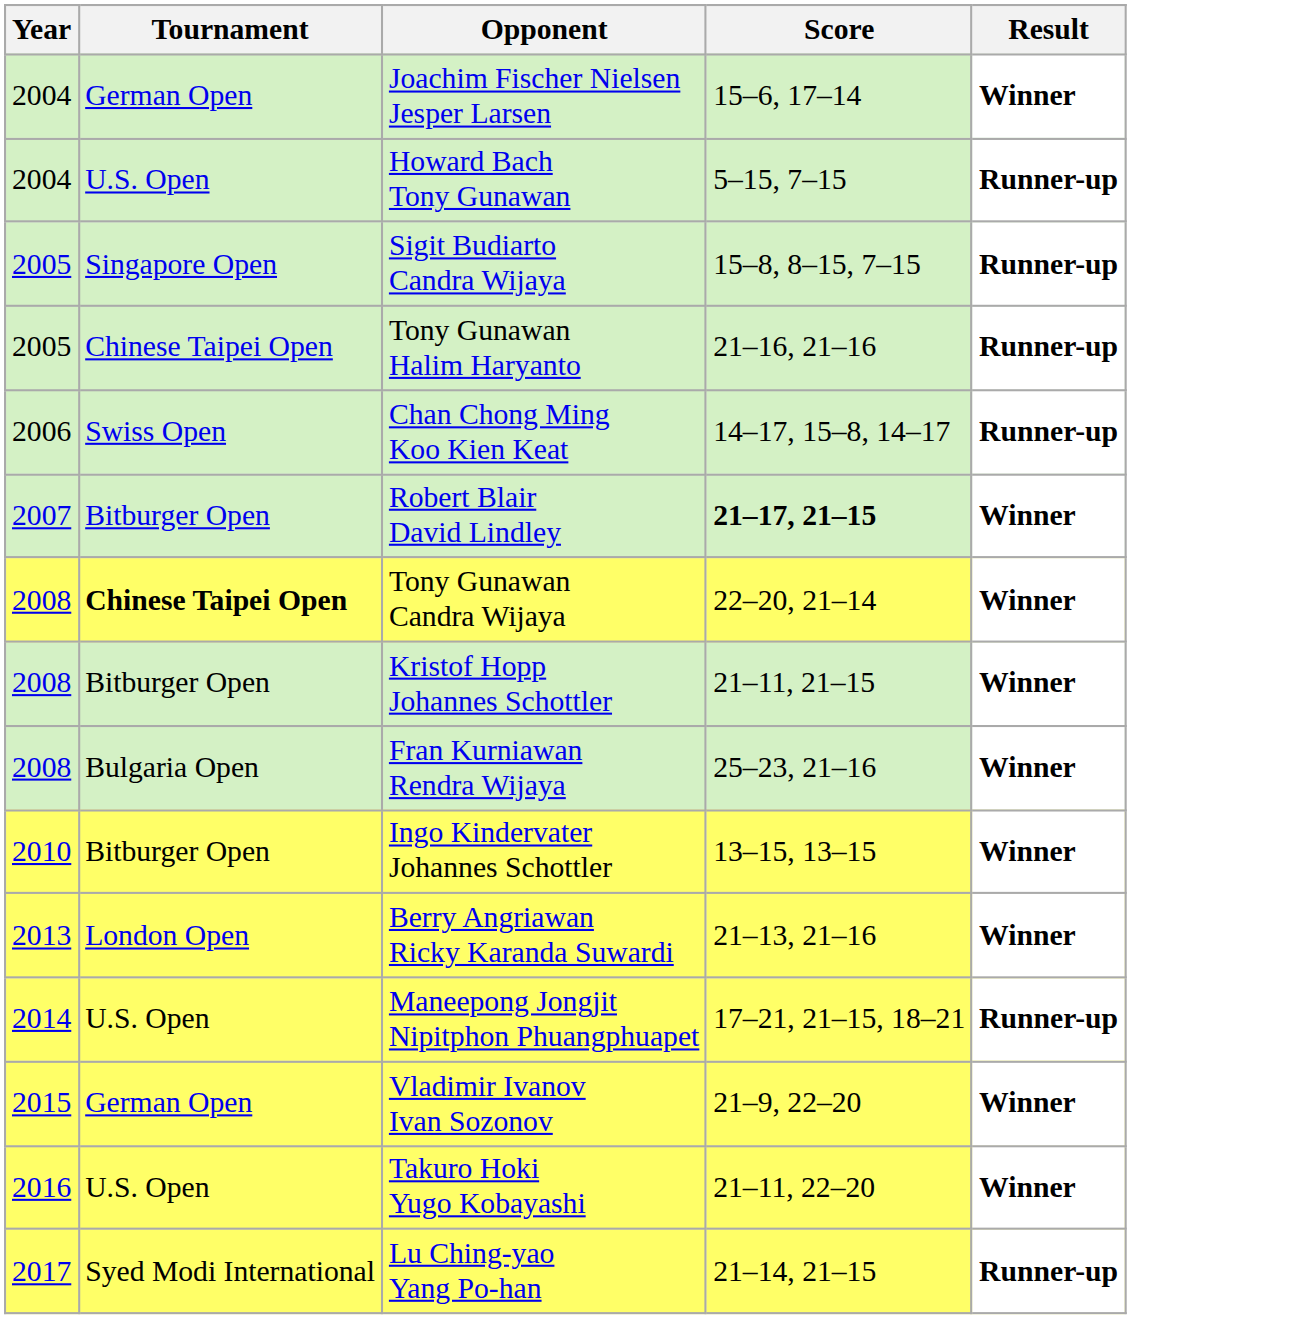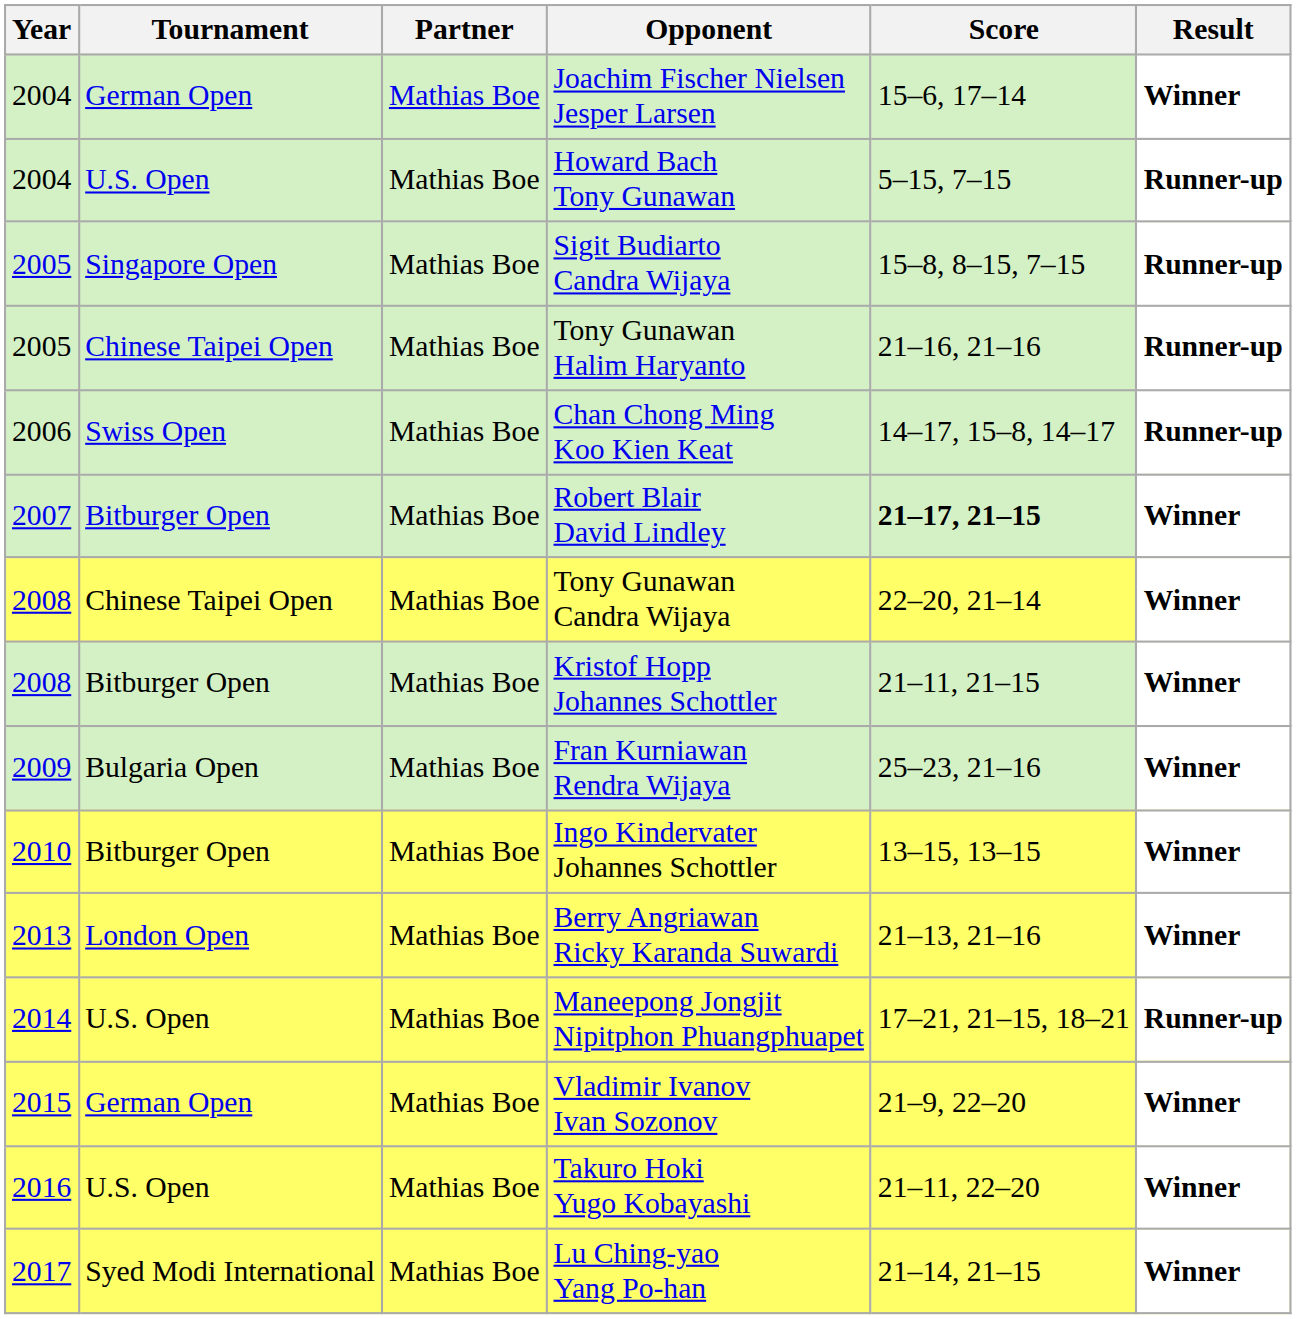+ column: (464, 29)
(216, 599) bold -> (209, 599) normal
(42, 767) 2008 -> (42, 767) 2009
(1049, 1271) Runner-up -> (1192, 1271) Winner
